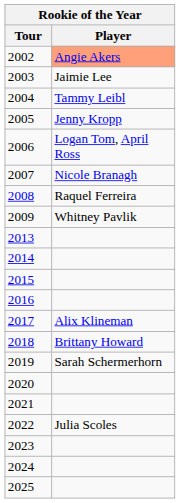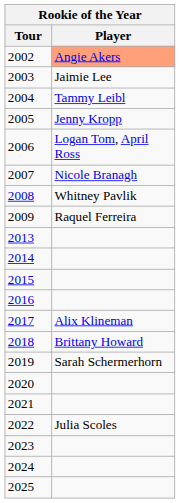(95, 196) Raquel Ferreira -> (95, 196) Whitney Pavlik
(95, 216) Whitney Pavlik -> (95, 216) Raquel Ferreira
